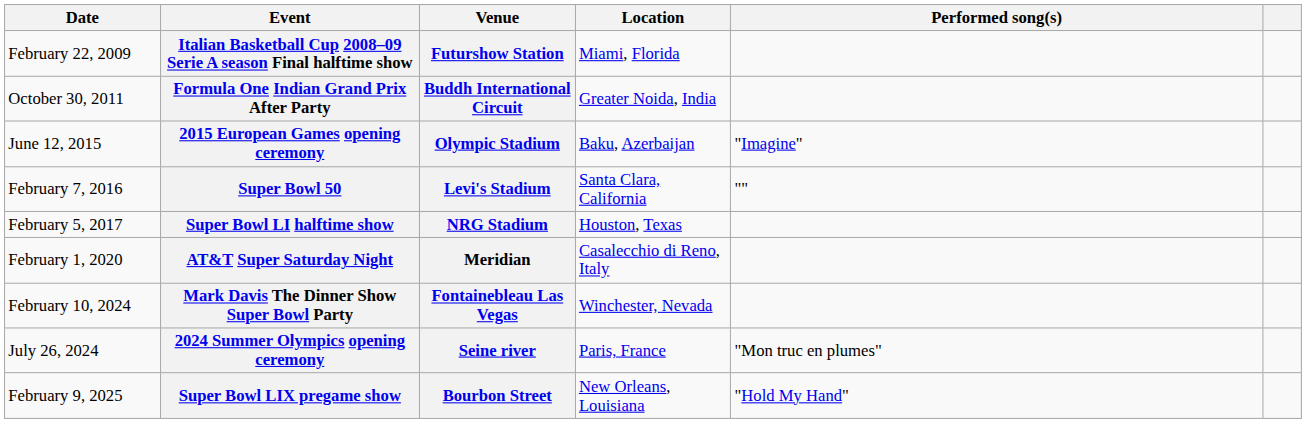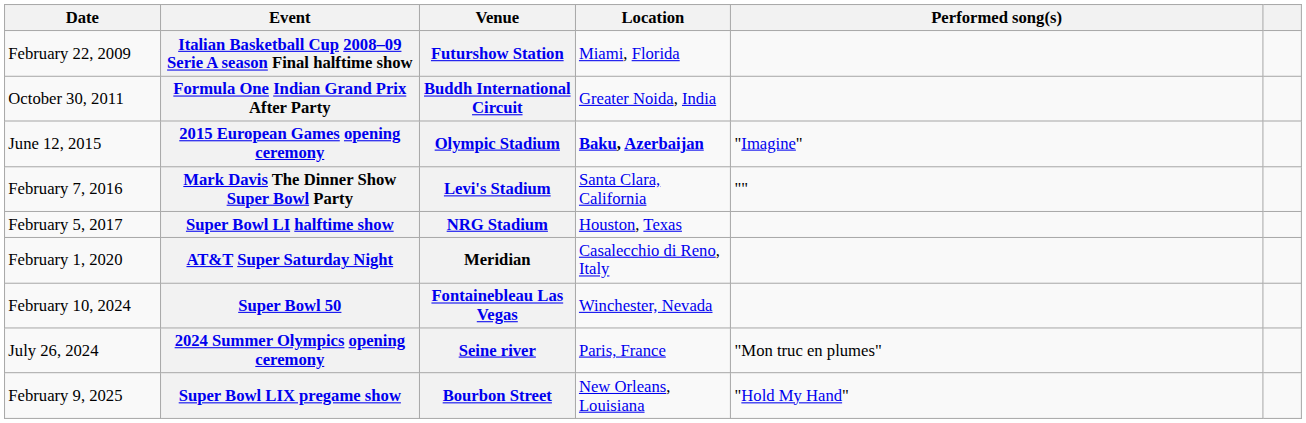(637, 143) normal -> (641, 143) bold
(290, 188) Super Bowl 50 -> (290, 188) Mark Davis The Dinner Show Super Bowl Party
(290, 305) Mark Davis The Dinner Show Super Bowl Party -> (290, 305) Super Bowl 50
